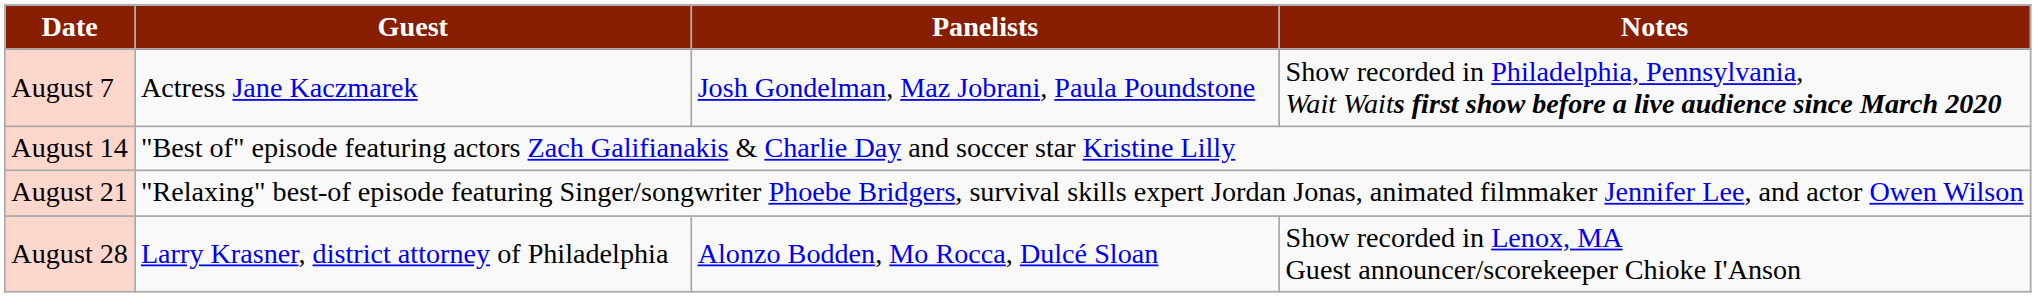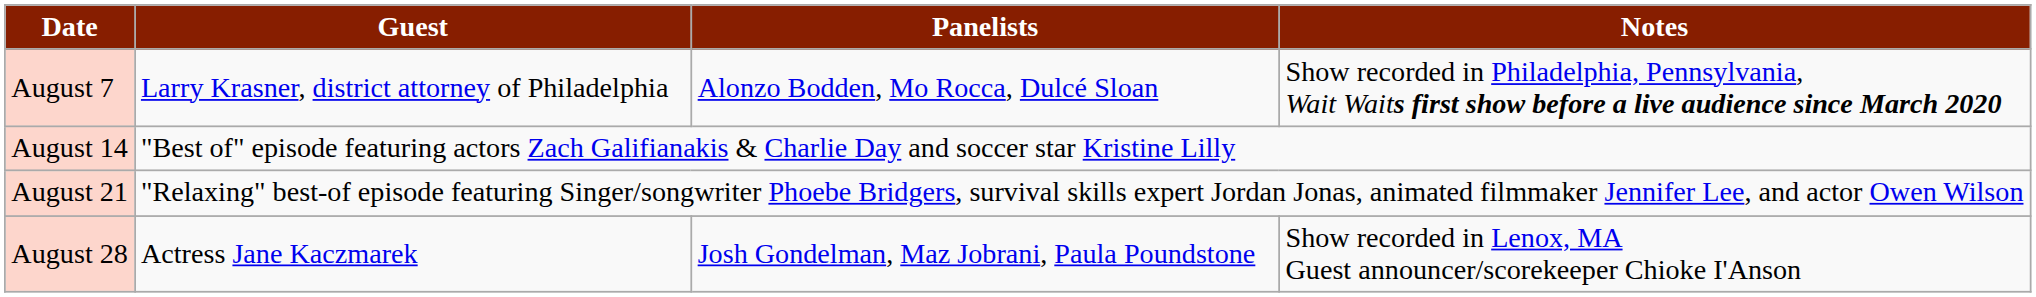(279, 87) Actress Jane Kaczmarek -> (405, 87) Larry Krasner, district attorney of Philadelphia
(976, 87) Josh Gondelman, Maz Jobrani, Paula Poundstone -> (928, 87) Alonzo Bodden, Mo Rocca, Dulcé Sloan
(405, 252) Larry Krasner, district attorney of Philadelphia -> (279, 252) Actress Jane Kaczmarek
(928, 252) Alonzo Bodden, Mo Rocca, Dulcé Sloan -> (976, 252) Josh Gondelman, Maz Jobrani, Paula Poundstone
